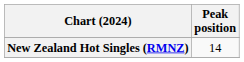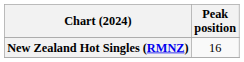(215, 47) 14 -> (215, 47) 16
